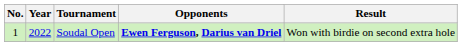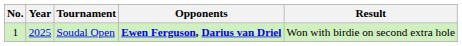(40, 32) 2022 -> (40, 32) 2025
